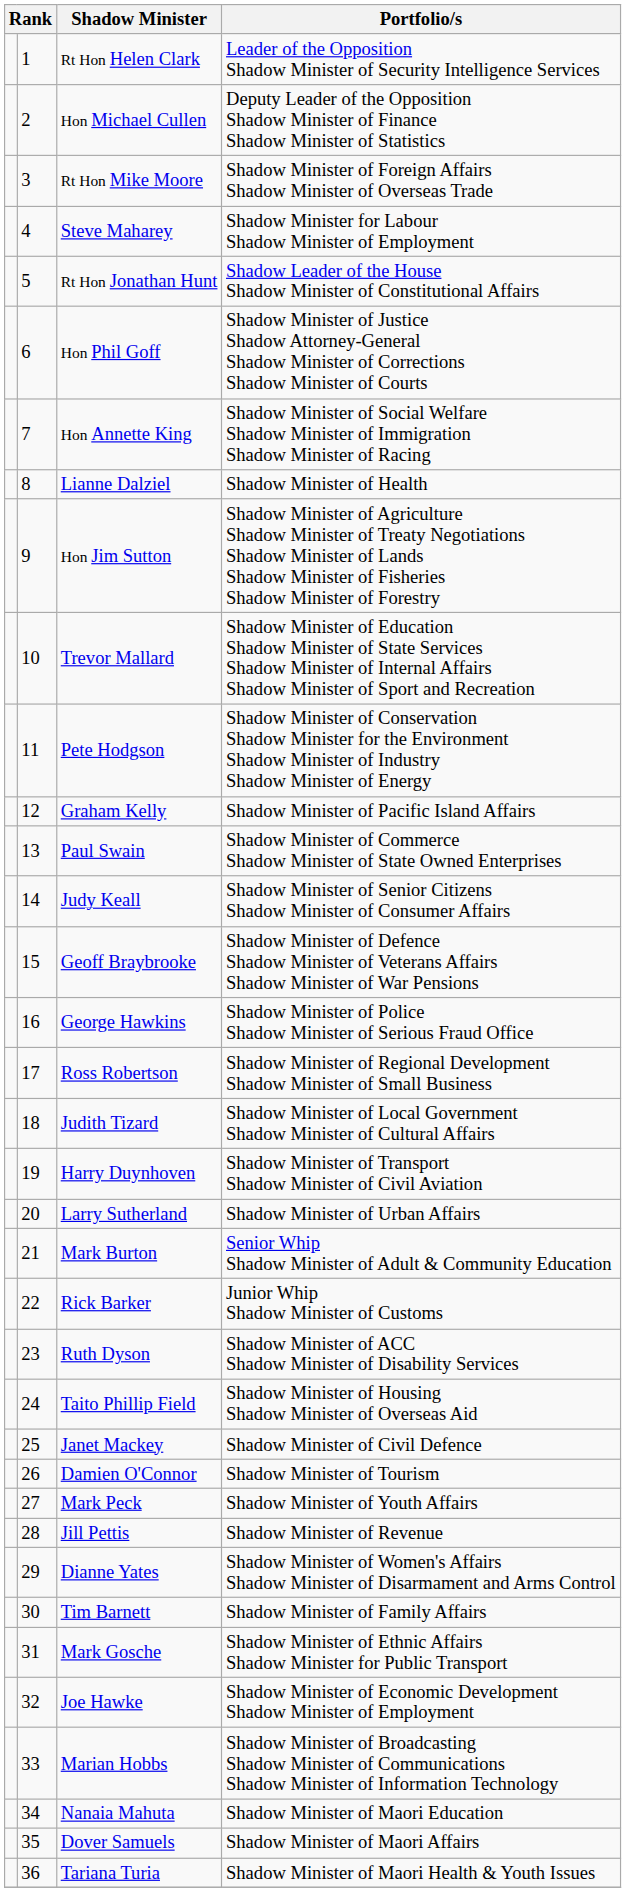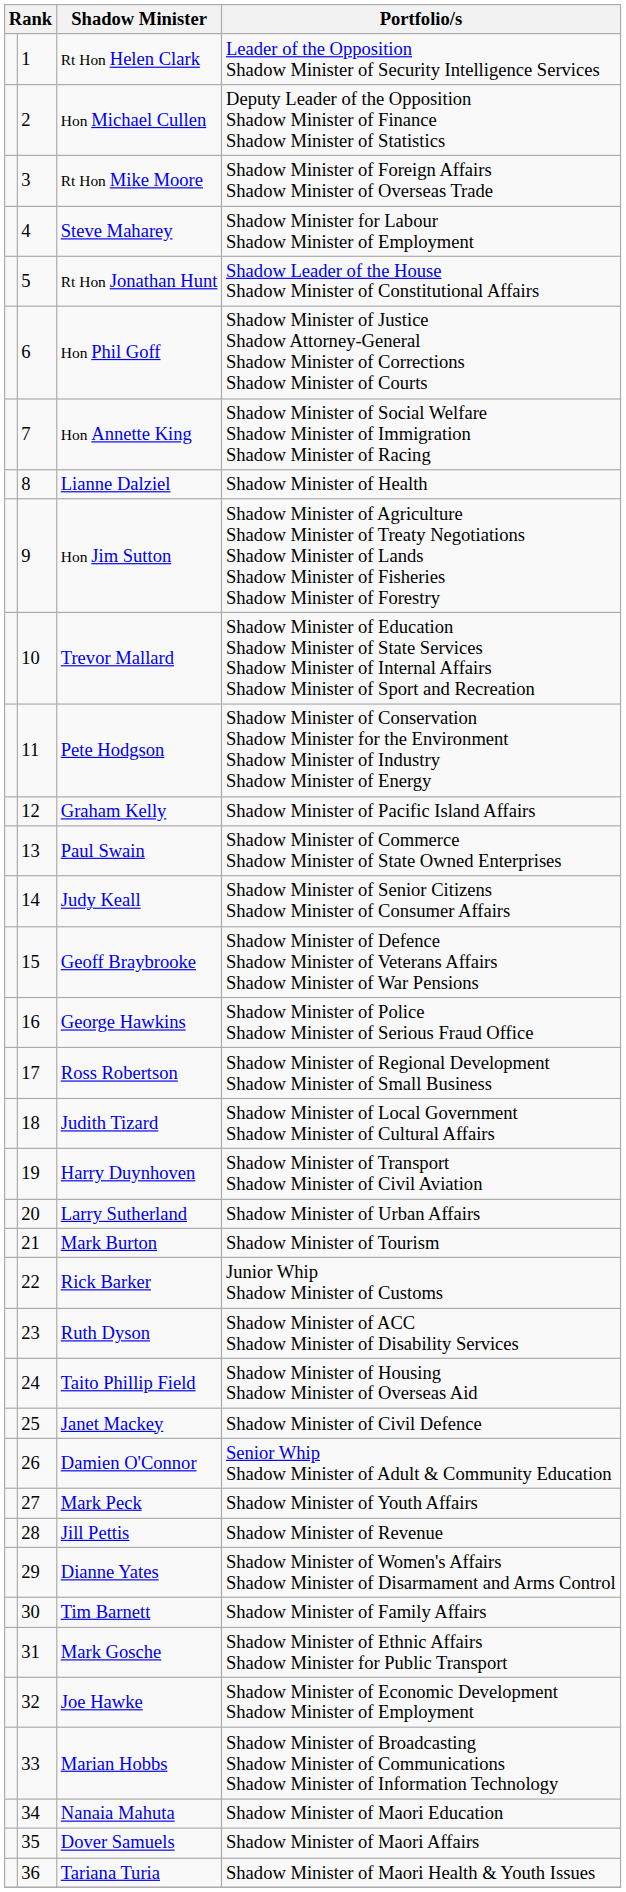(419, 1253) Senior Whip Shadow Minister of Adult & Community Education -> (333, 1242) Shadow Minister of Tourism
(333, 1473) Shadow Minister of Tourism -> (419, 1463) Senior Whip Shadow Minister of Adult & Community Education
